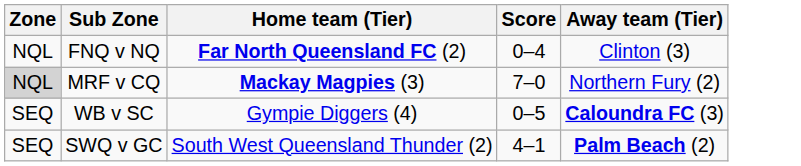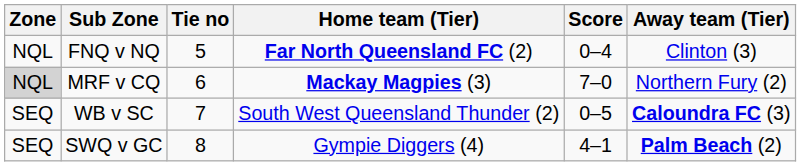+ column: (200, 20)
(332, 113) Gympie Diggers (4) -> (399, 113) South West Queensland Thunder (2)
(332, 144) South West Queensland Thunder (2) -> (399, 144) Gympie Diggers (4)
